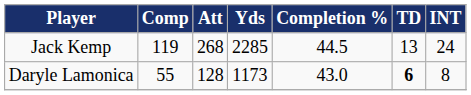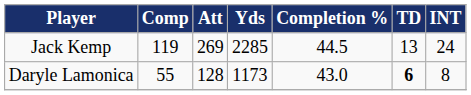(210, 47) 268 -> (210, 47) 269
